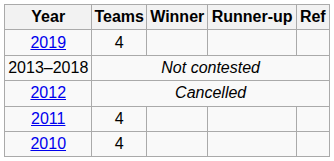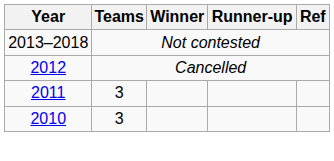- row: (48, 42)
(119, 118) 4 -> (119, 93) 3
(119, 144) 4 -> (119, 118) 3
